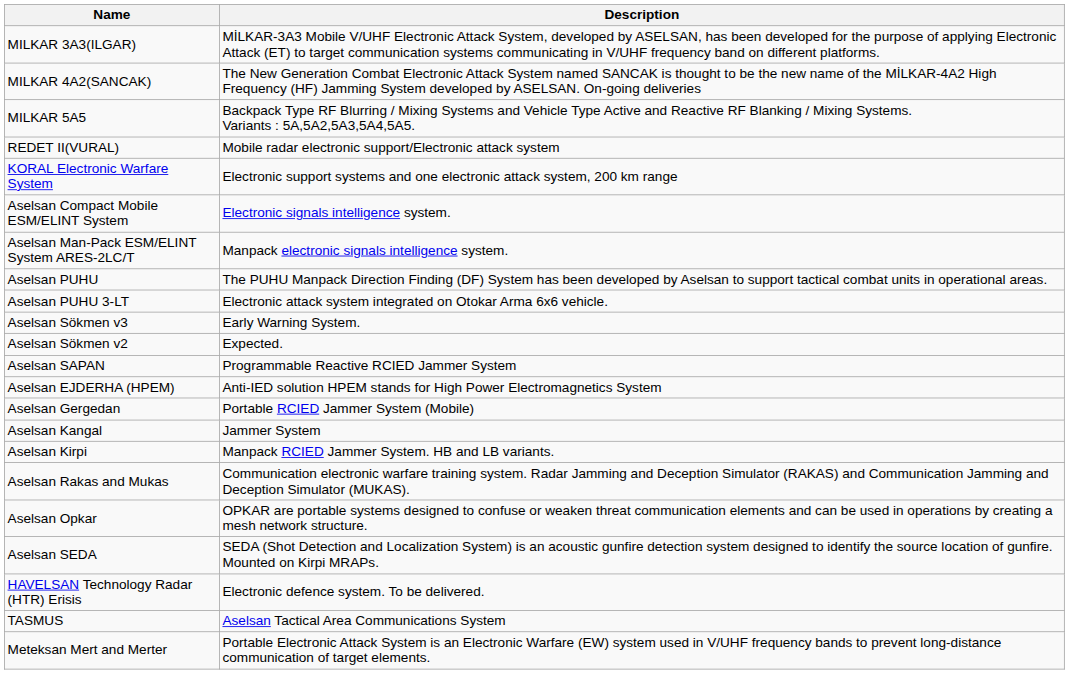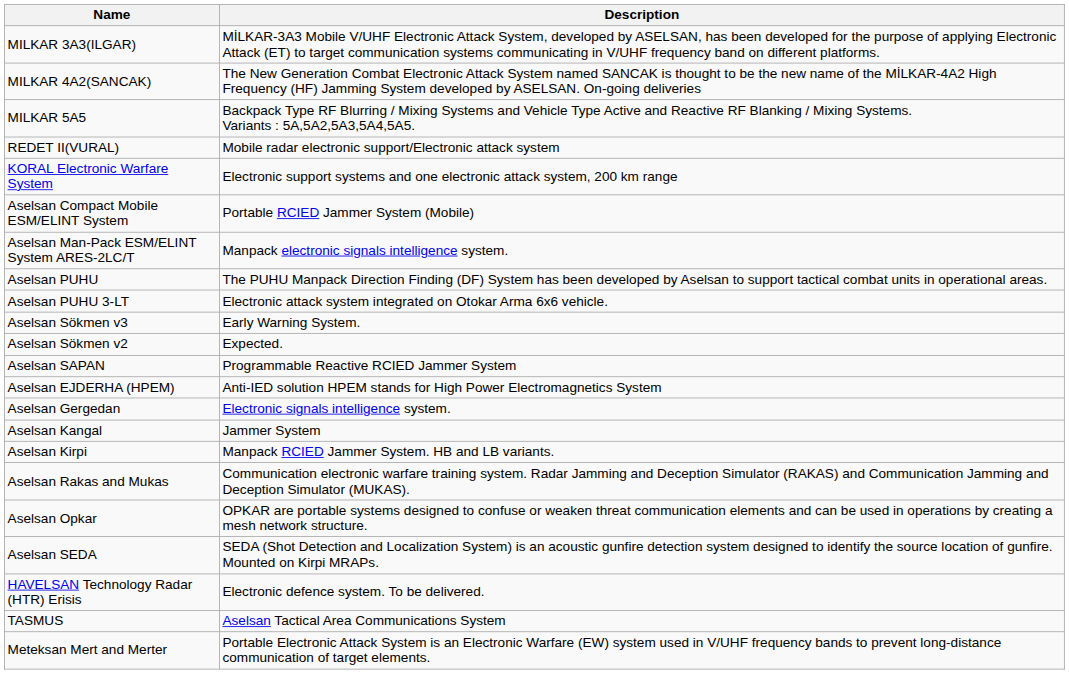(337, 213) Electronic signals intelligence system. -> (348, 213) Portable RCIED Jammer System (Mobile)
(348, 409) Portable RCIED Jammer System (Mobile) -> (337, 409) Electronic signals intelligence system.
